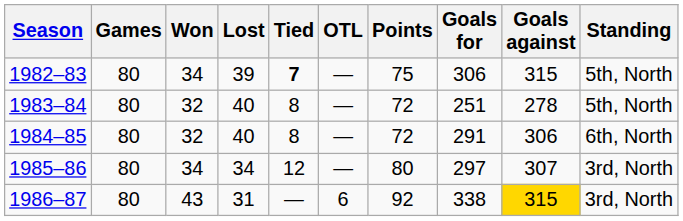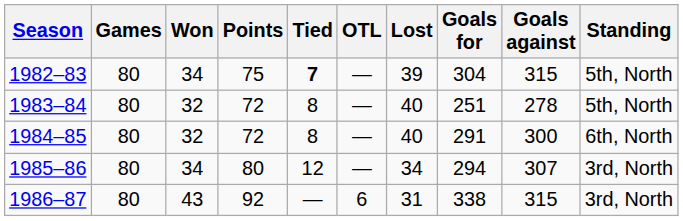columns swapped: (244, 31) <-> (402, 31)
(469, 74) 306 -> (469, 74) 304
(541, 136) 306 -> (541, 136) 300
(469, 168) 297 -> (469, 168) 294
(541, 199) gold background -> (541, 199) no background
